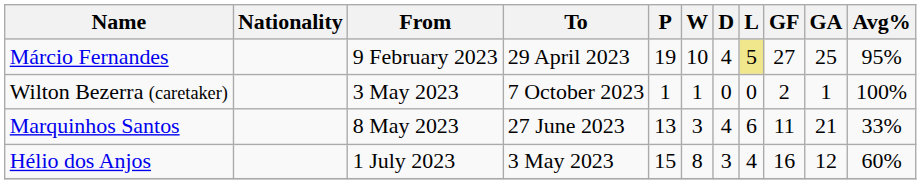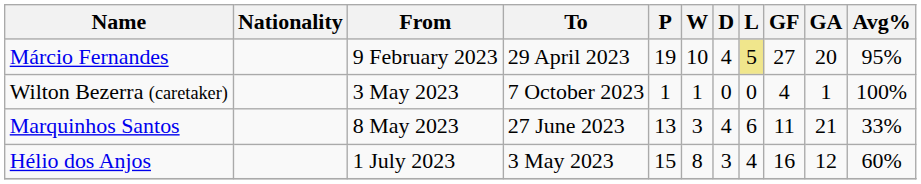(826, 56) 25 -> (826, 56) 20
(784, 91) 2 -> (784, 91) 4
